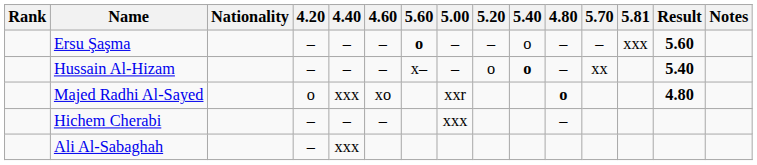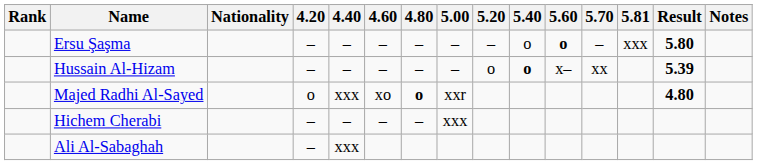columns swapped: (563, 17) <-> (419, 17)
(680, 43) 5.60 -> (680, 43) 5.80
(680, 69) 5.40 -> (680, 69) 5.39
